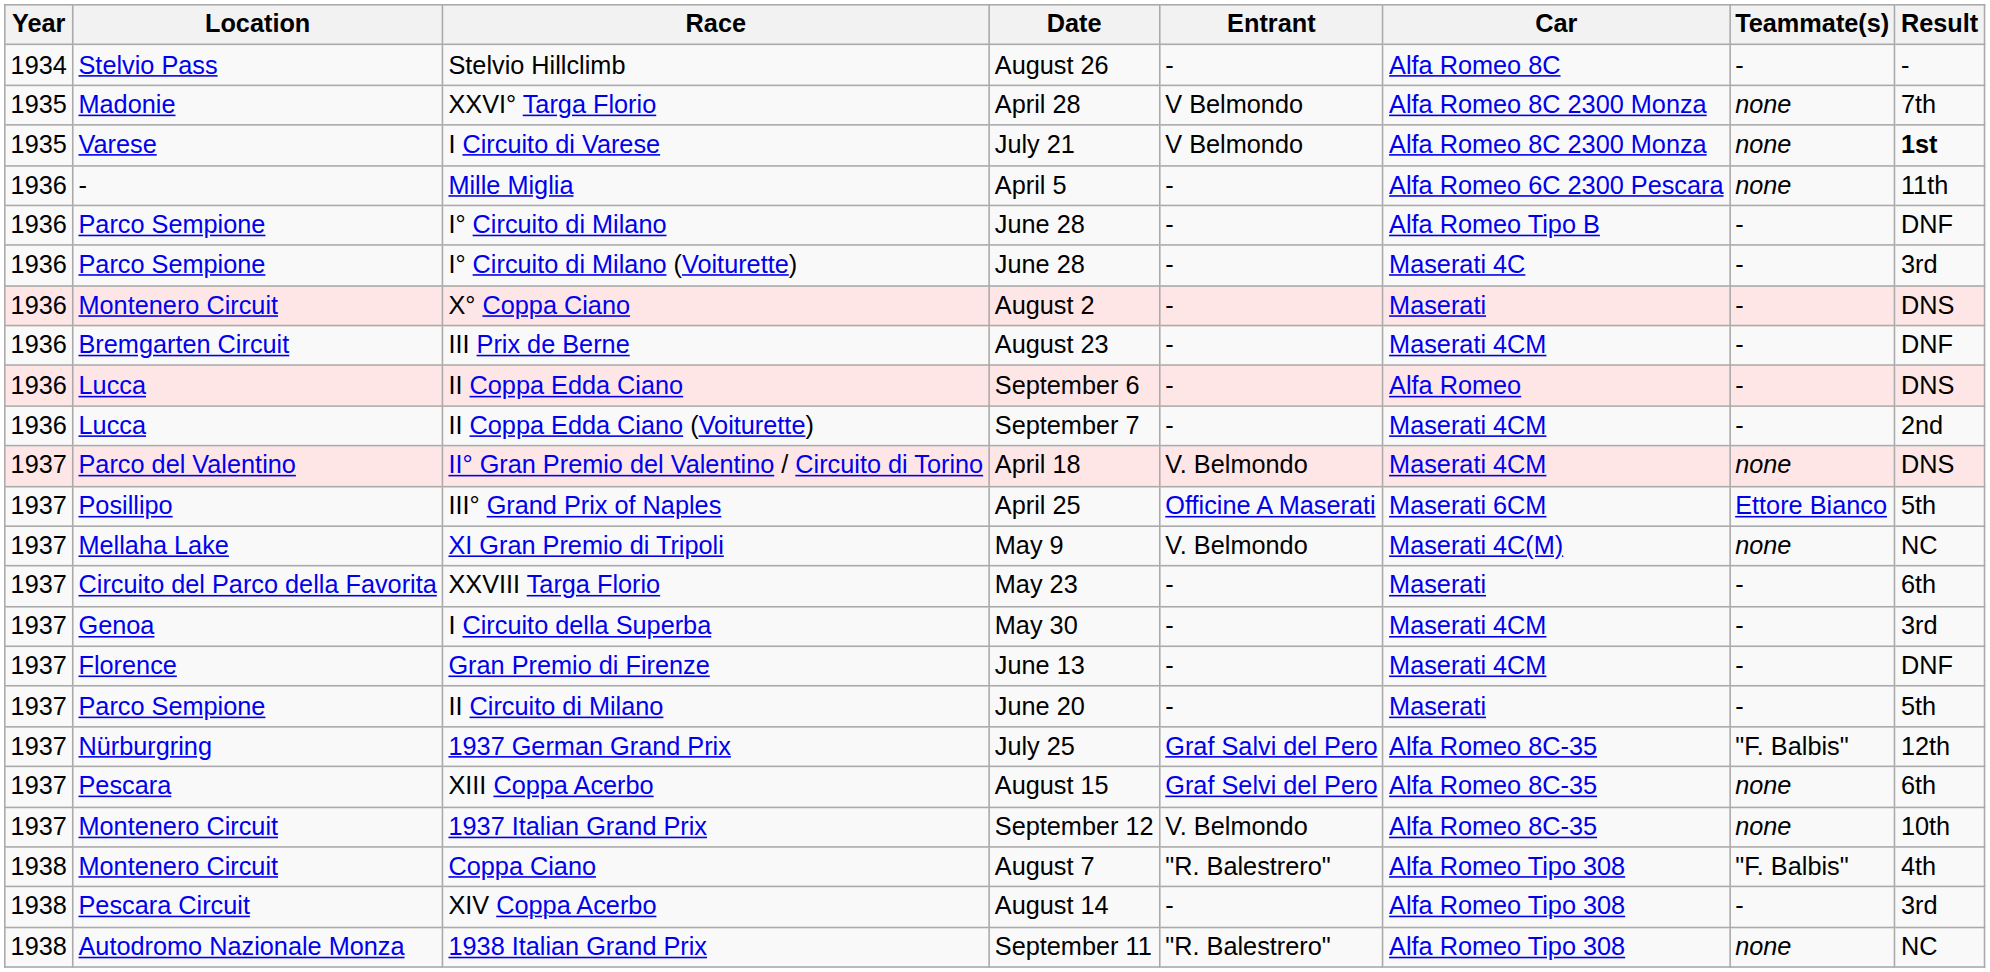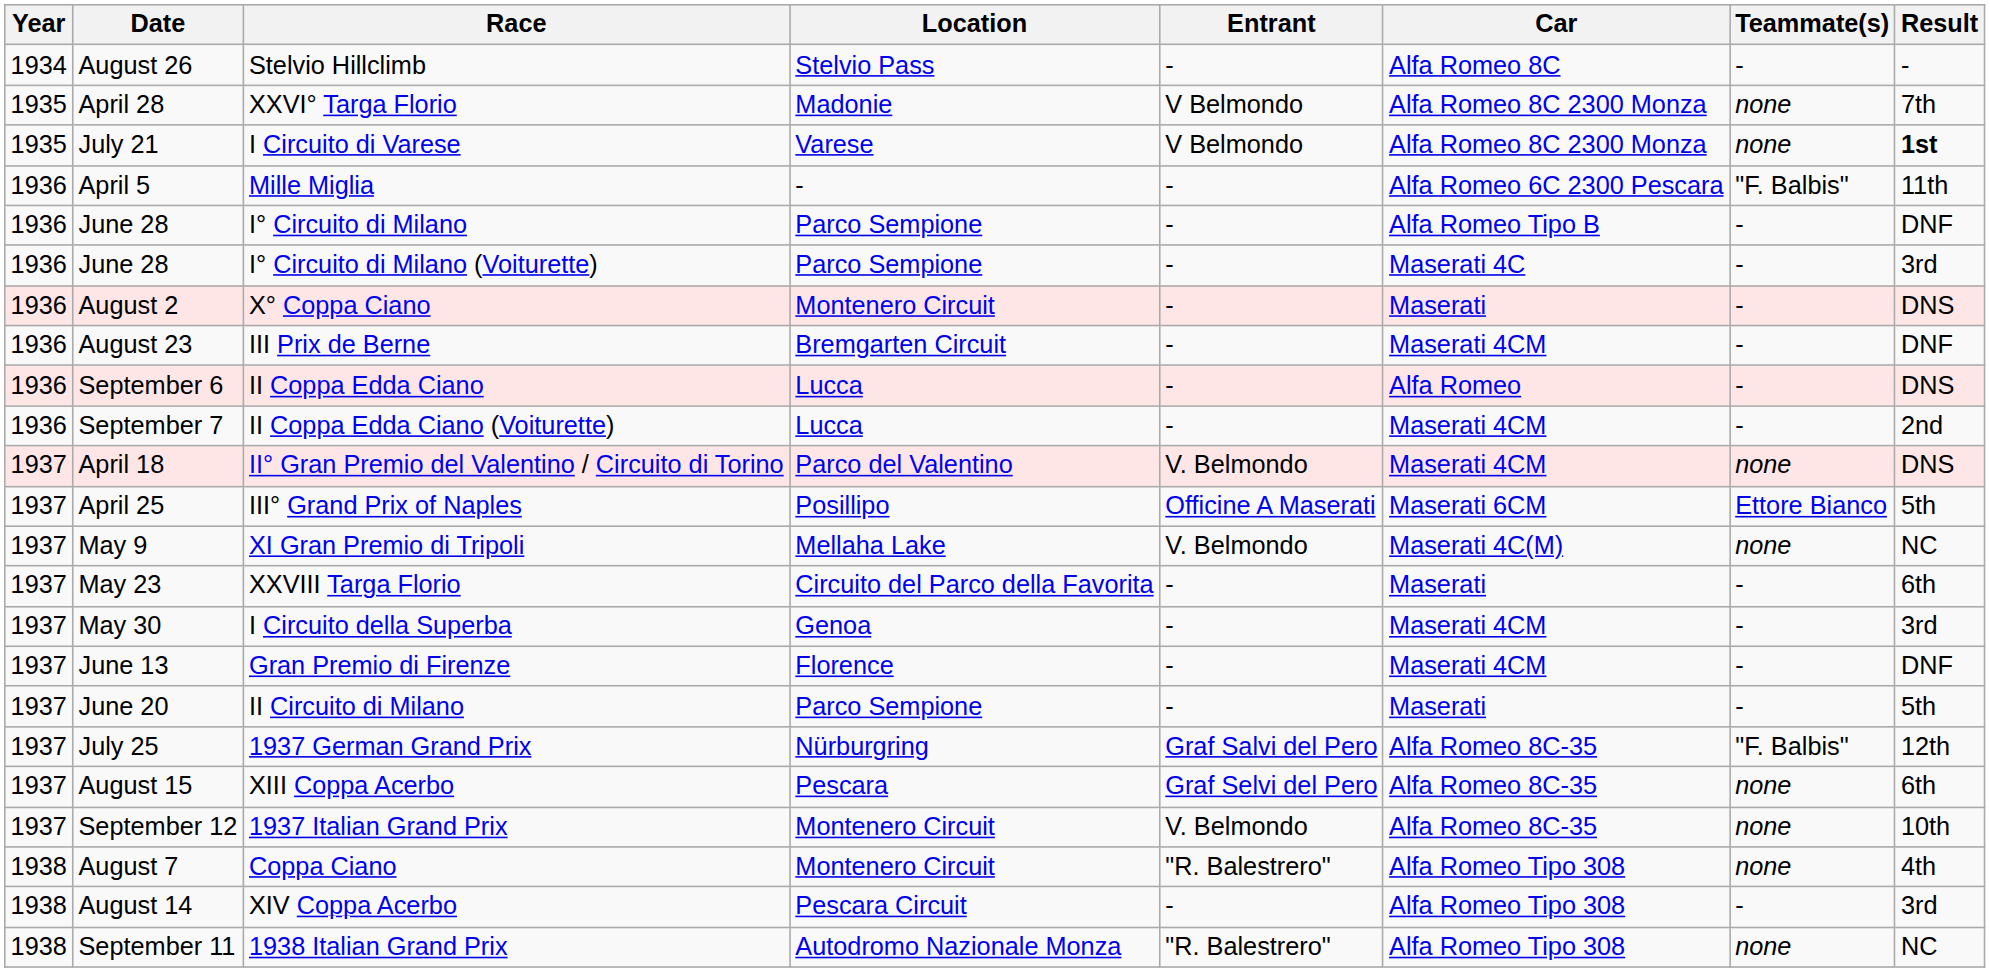columns swapped: (1074, 24) <-> (258, 24)
(1763, 184) none -> (1792, 184) "F. Balbis"
(1792, 866) "F. Balbis" -> (1763, 866) none
